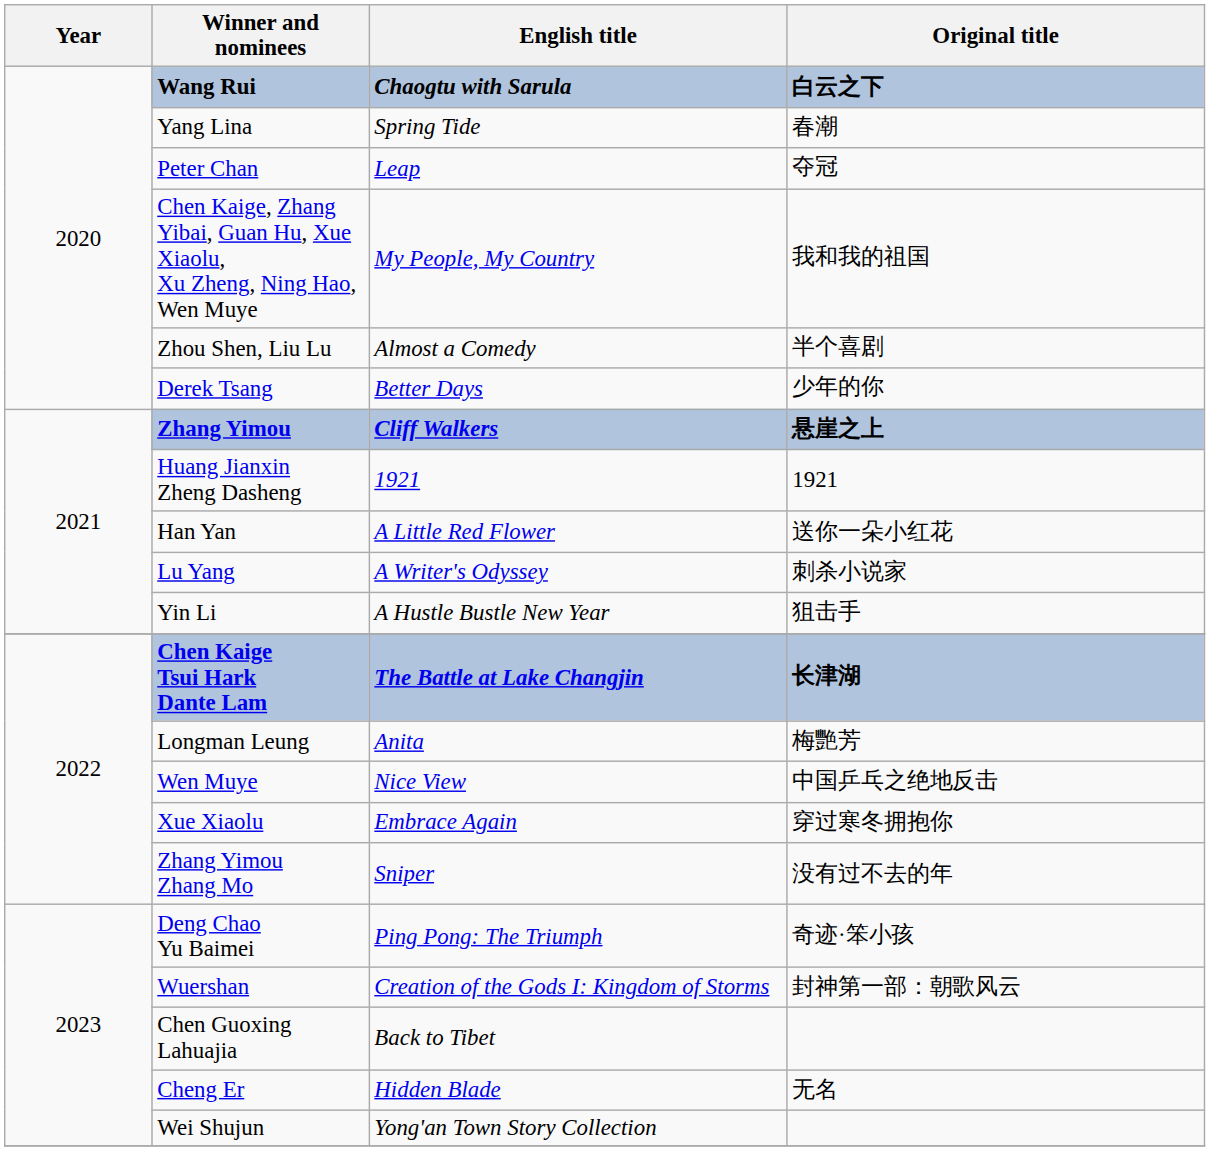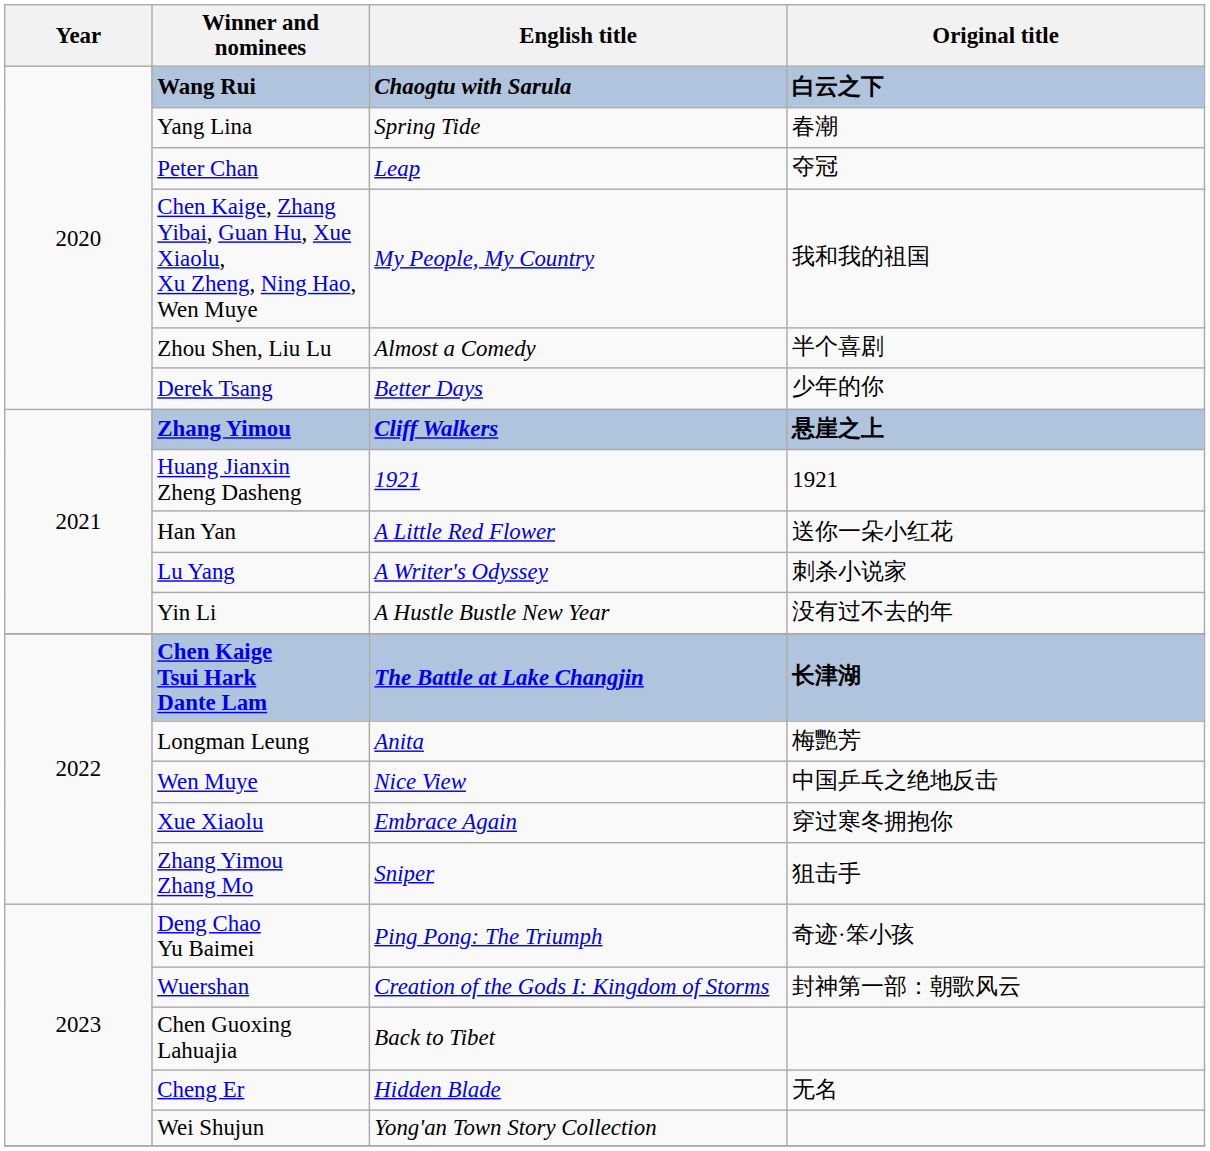(827, 611) 狙击手 -> (872, 611) 没有过不去的年
(872, 872) 没有过不去的年 -> (827, 872) 狙击手
